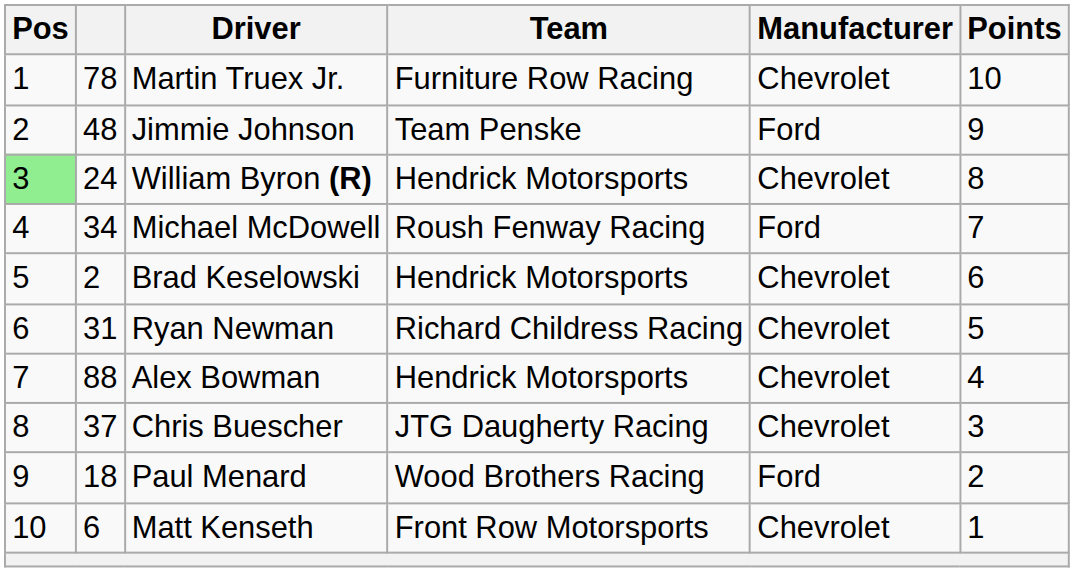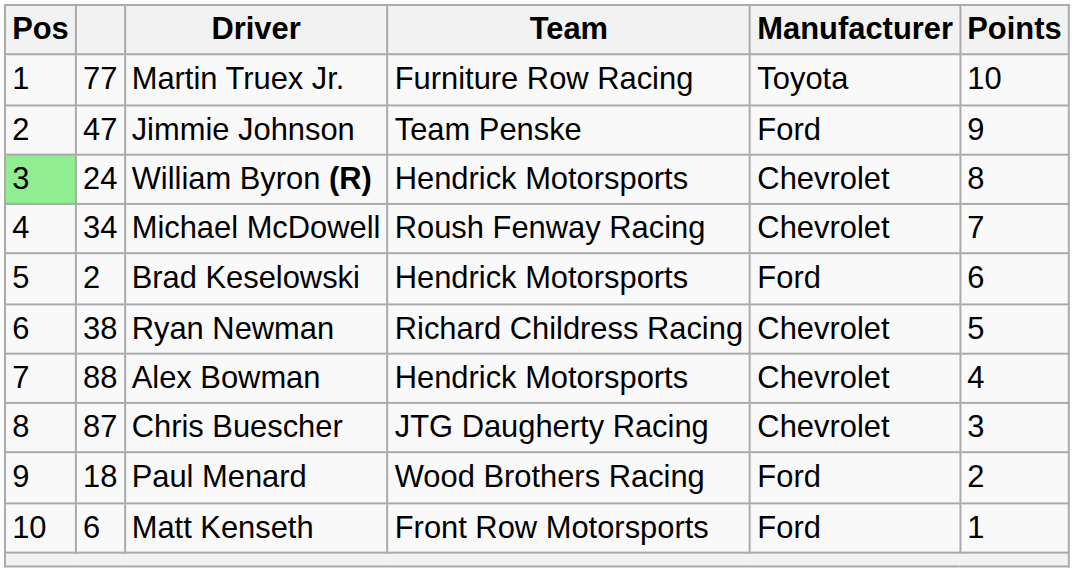(100, 78) 78 -> (100, 78) 77
(823, 78) Chevrolet -> (803, 78) Toyota
(100, 128) 48 -> (100, 128) 47
(789, 228) Ford -> (823, 228) Chevrolet
(823, 277) Chevrolet -> (789, 277) Ford
(100, 327) 31 -> (100, 327) 38
(100, 426) 37 -> (100, 426) 87
(823, 526) Chevrolet -> (789, 526) Ford
